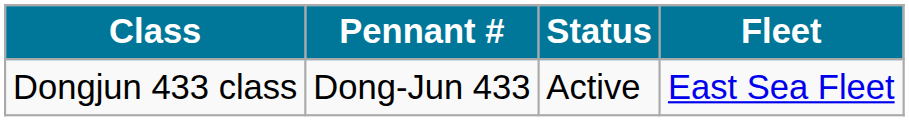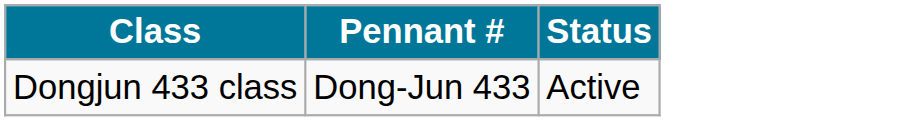- column: (781, 31)
